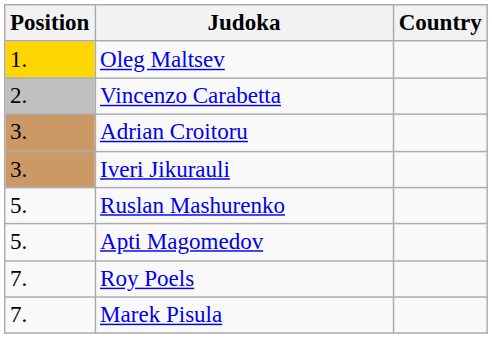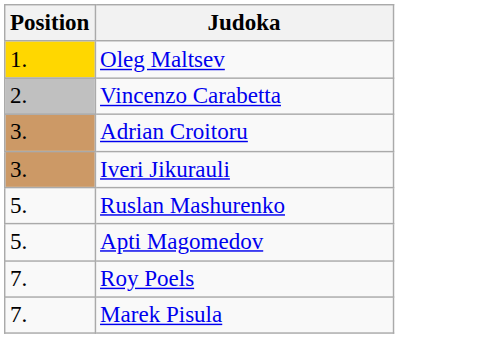- column: (440, 22)
